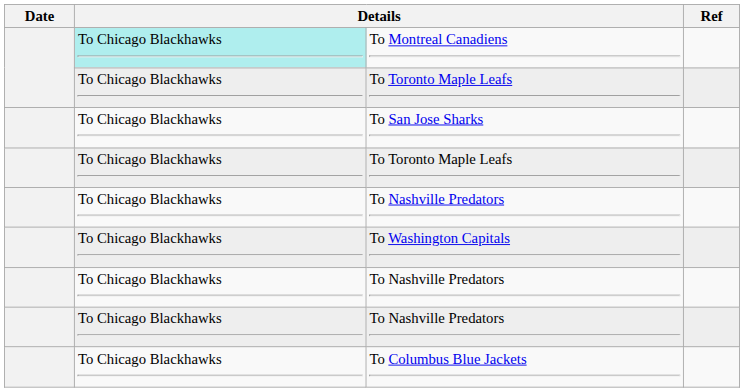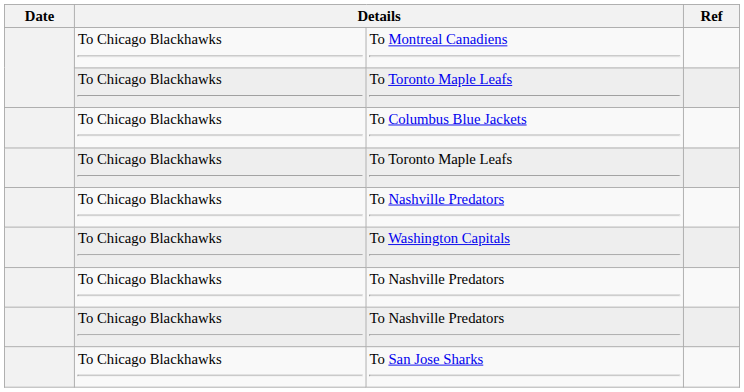(220, 44) paleturquoise background -> (220, 44) no background
rows swapped: (40, 128) <-> (40, 367)
